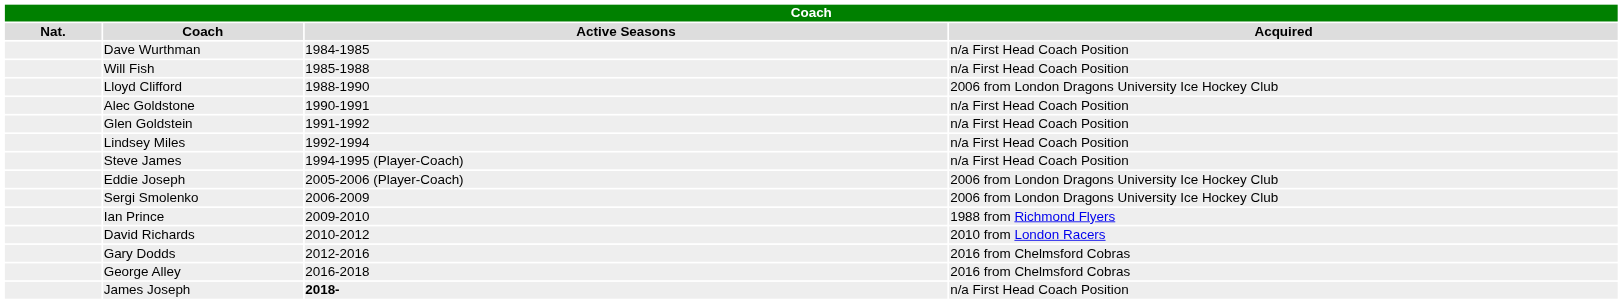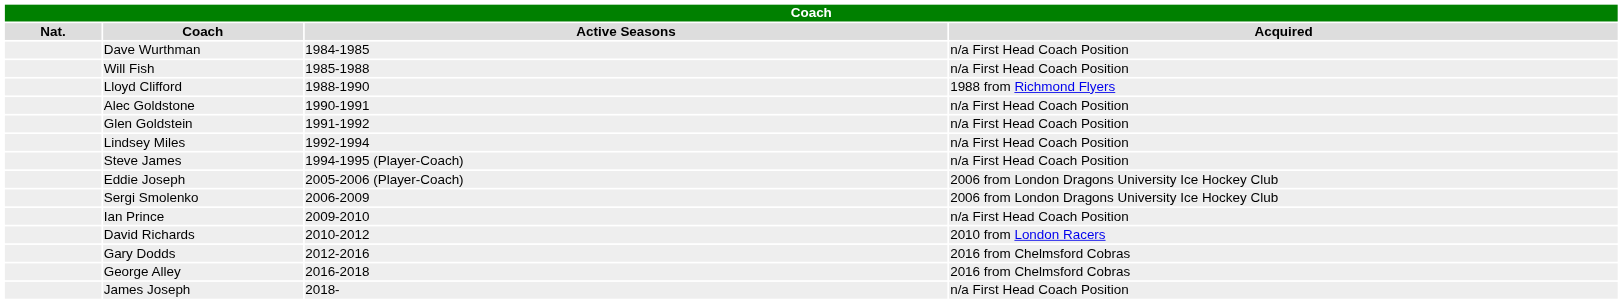(1114, 87) 2006 from London Dragons University Ice Hockey Club -> (1033, 87) 1988 from Richmond Flyers
(1033, 216) 1988 from Richmond Flyers -> (1039, 216) n/a First Head Coach Position
(322, 290) bold -> (322, 290) normal
